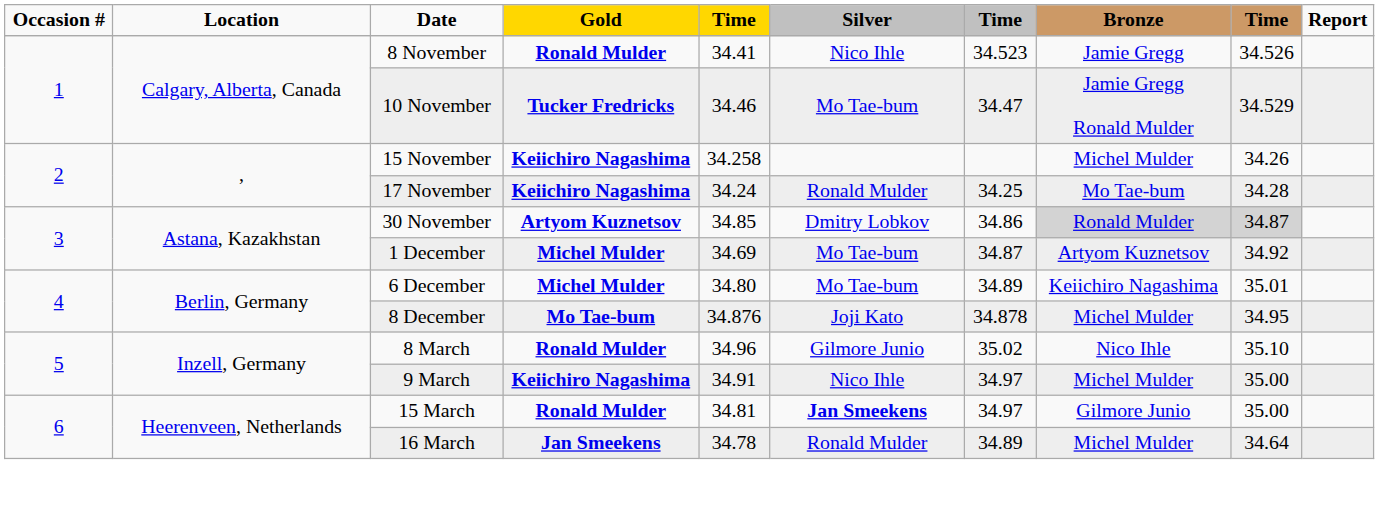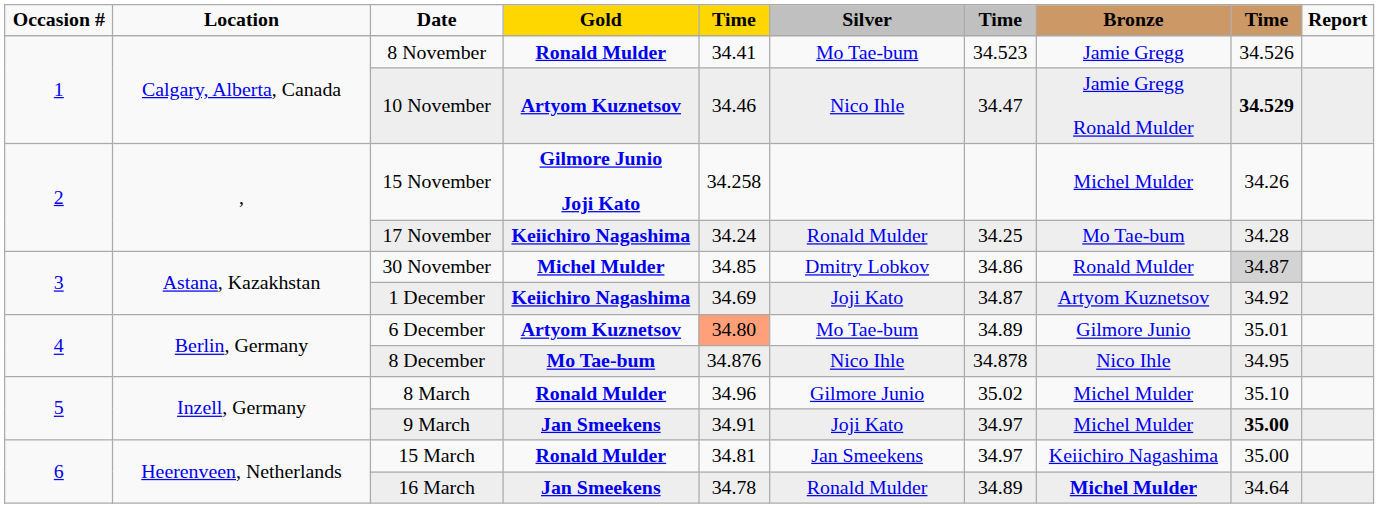(867, 51) Nico Ihle -> (867, 51) Mo Tae-bum
(601, 105) Tucker Fredricks -> (601, 105) Artyom Kuznetsov
(867, 105) Mo Tae-bum -> (867, 105) Nico Ihle
(1267, 105) normal -> (1267, 105) bold
(601, 159) Keiichiro Nagashima -> (601, 181) Gilmore Junio Joji Kato
(601, 222) Artyom Kuznetsov -> (601, 266) Michel Mulder
(1133, 222) lightgrey background -> (1133, 266) no background
(601, 253) Michel Mulder -> (601, 298) Keiichiro Nagashima
(867, 253) Mo Tae-bum -> (867, 298) Joji Kato
(601, 285) Michel Mulder -> (601, 329) Artyom Kuznetsov
(734, 285) no background -> (734, 329) lightsalmon background
(1133, 285) Keiichiro Nagashima -> (1133, 329) Gilmore Junio
(867, 316) Joji Kato -> (867, 361) Nico Ihle
(1133, 316) Michel Mulder -> (1133, 361) Nico Ihle
(1133, 348) Nico Ihle -> (1133, 392) Michel Mulder
(601, 379) Keiichiro Nagashima -> (601, 424) Jan Smeekens
(867, 379) Nico Ihle -> (867, 424) Joji Kato
(1267, 379) normal -> (1267, 424) bold
(867, 410) bold -> (867, 455) normal
(1133, 410) Gilmore Junio -> (1133, 455) Keiichiro Nagashima
(1133, 442) normal -> (1133, 487) bold
